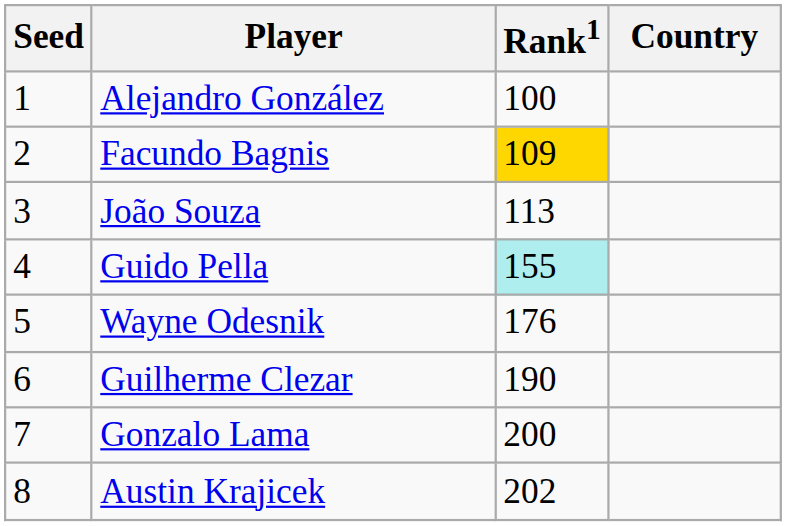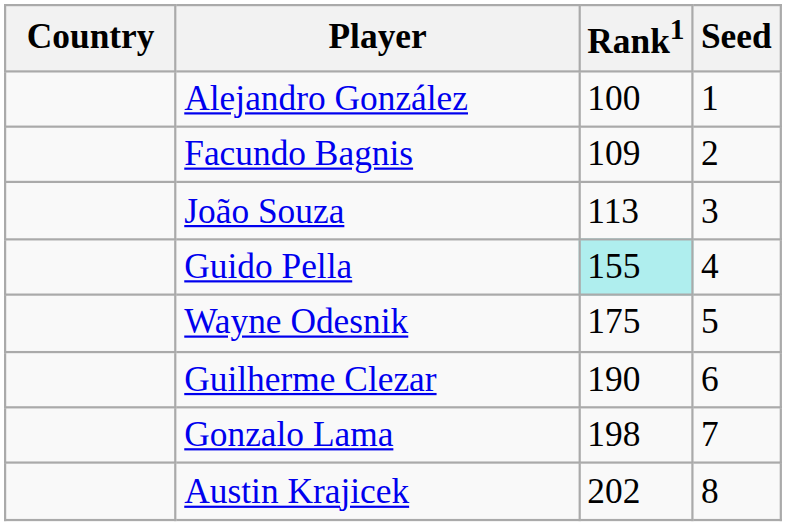columns swapped: (694, 37) <-> (49, 37)
(530, 154) gold background -> (614, 154) no background
(530, 322) 176 -> (614, 322) 175
(530, 434) 200 -> (614, 434) 198
